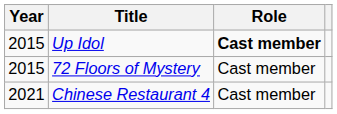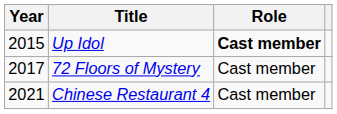(26, 69) 2015 -> (26, 69) 2017
